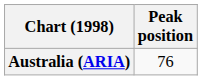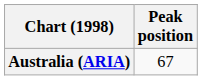(165, 61) 76 -> (165, 61) 67
